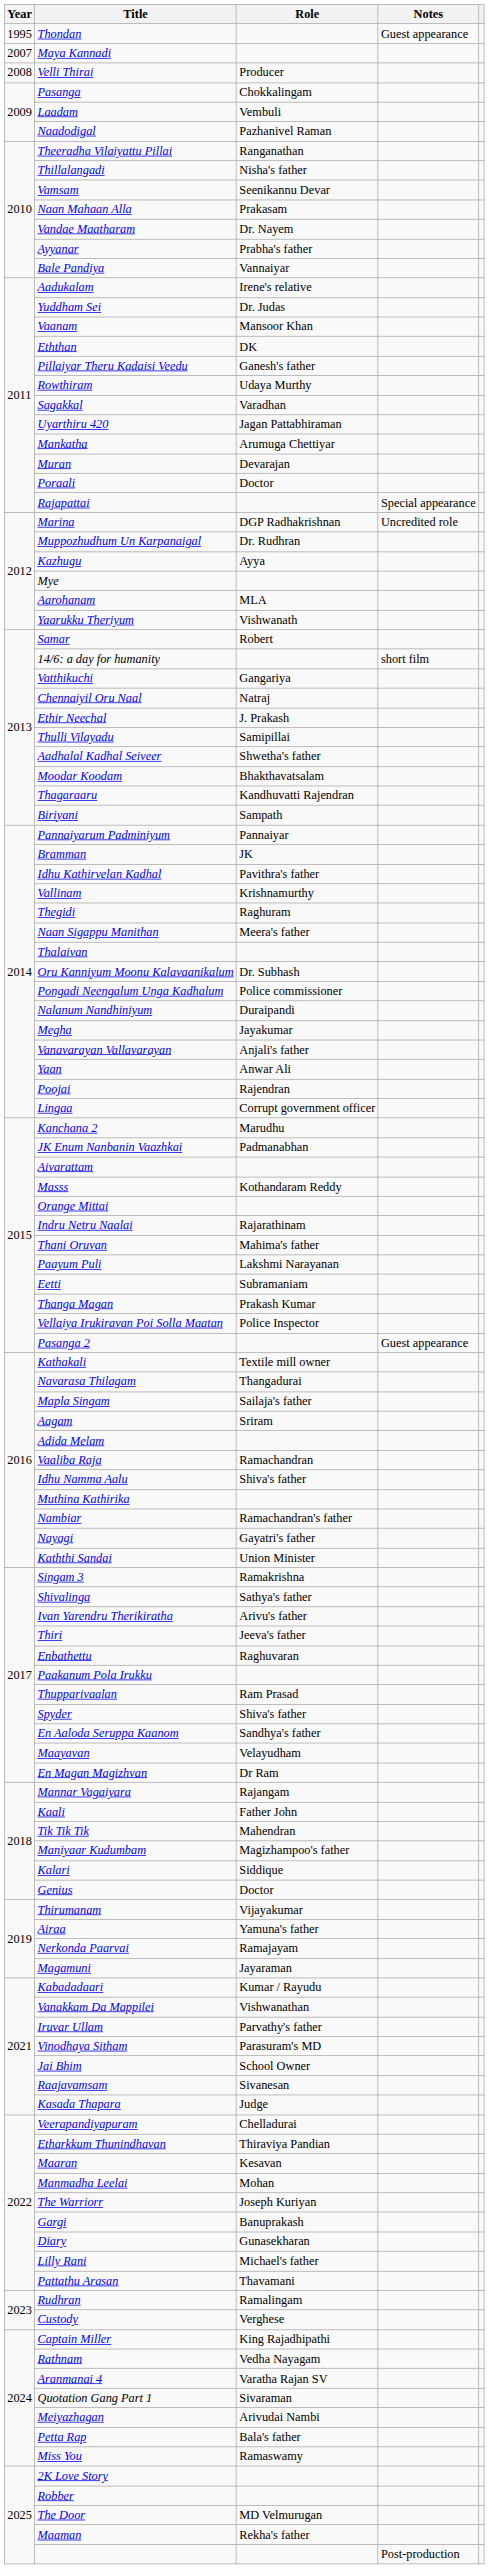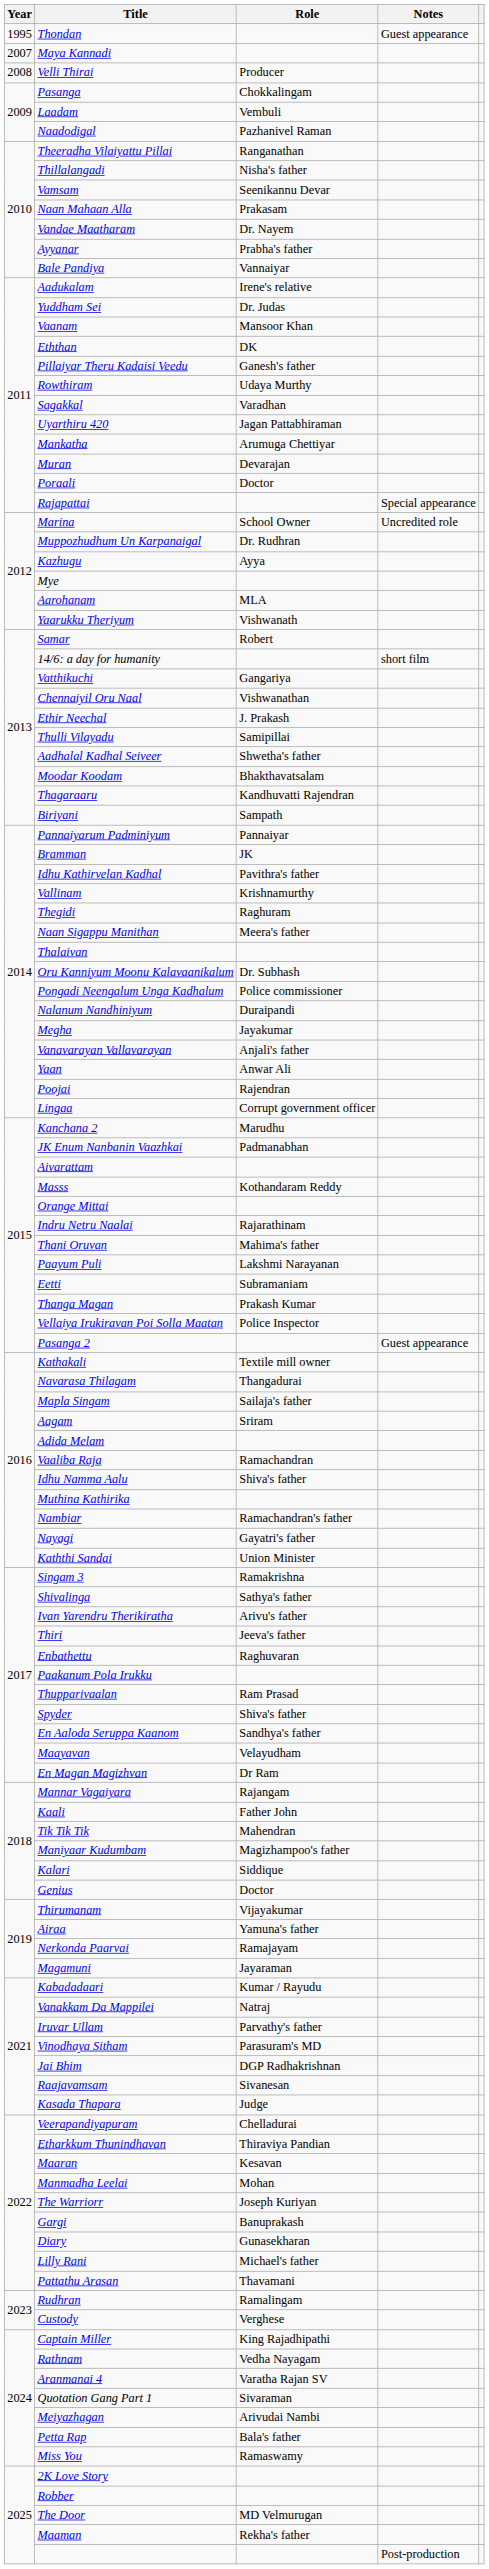(290, 522) DGP Radhakrishnan -> (275, 522) School Owner
(255, 698) Natraj -> (274, 698) Vishwanathan
(274, 2007) Vishwanathan -> (255, 2007) Natraj
(275, 2065) School Owner -> (290, 2065) DGP Radhakrishnan
